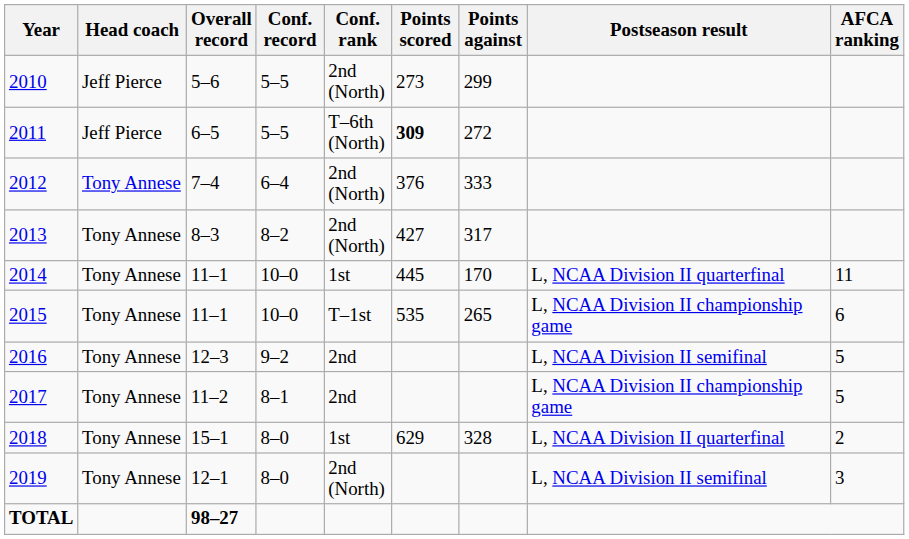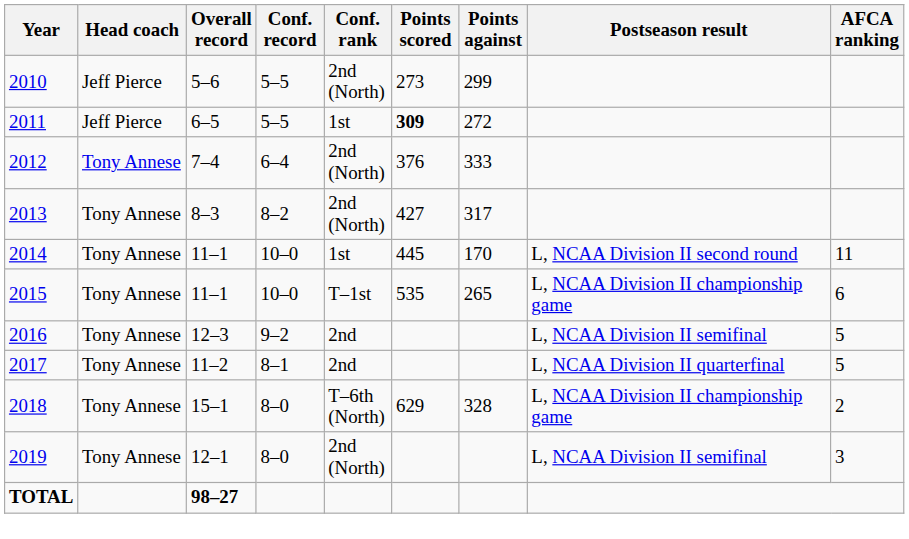(357, 132) T–6th (North) -> (339, 121) 1st
(658, 275) L, NCAA Division II quarterfinal -> (665, 254) L, NCAA Division II second round
(667, 397) L, NCAA Division II championship game -> (658, 365) L, NCAA Division II quarterfinal
(339, 437) 1st -> (357, 405) T–6th (North)
(658, 437) L, NCAA Division II quarterfinal -> (667, 405) L, NCAA Division II championship game
